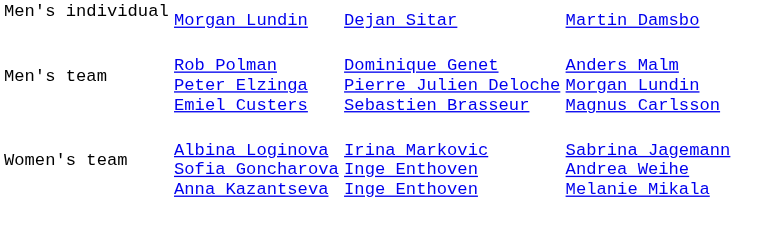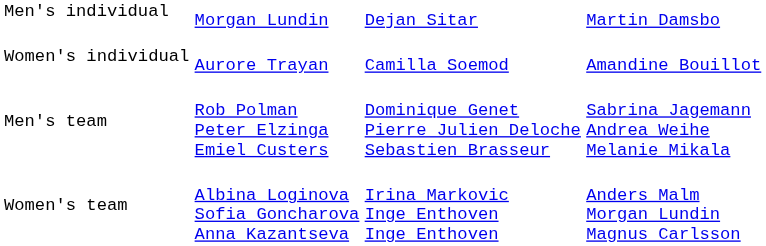+ row: (97, 56)
(643, 85) Anders Malm Morgan Lundin Magnus Carlsson -> (669, 130) Sabrina Jagemann Andrea Weihe Melanie Mikala
(648, 170) Sabrina Jagemann Andrea Weihe Melanie Mikala -> (663, 215) Anders Malm Morgan Lundin Magnus Carlsson
